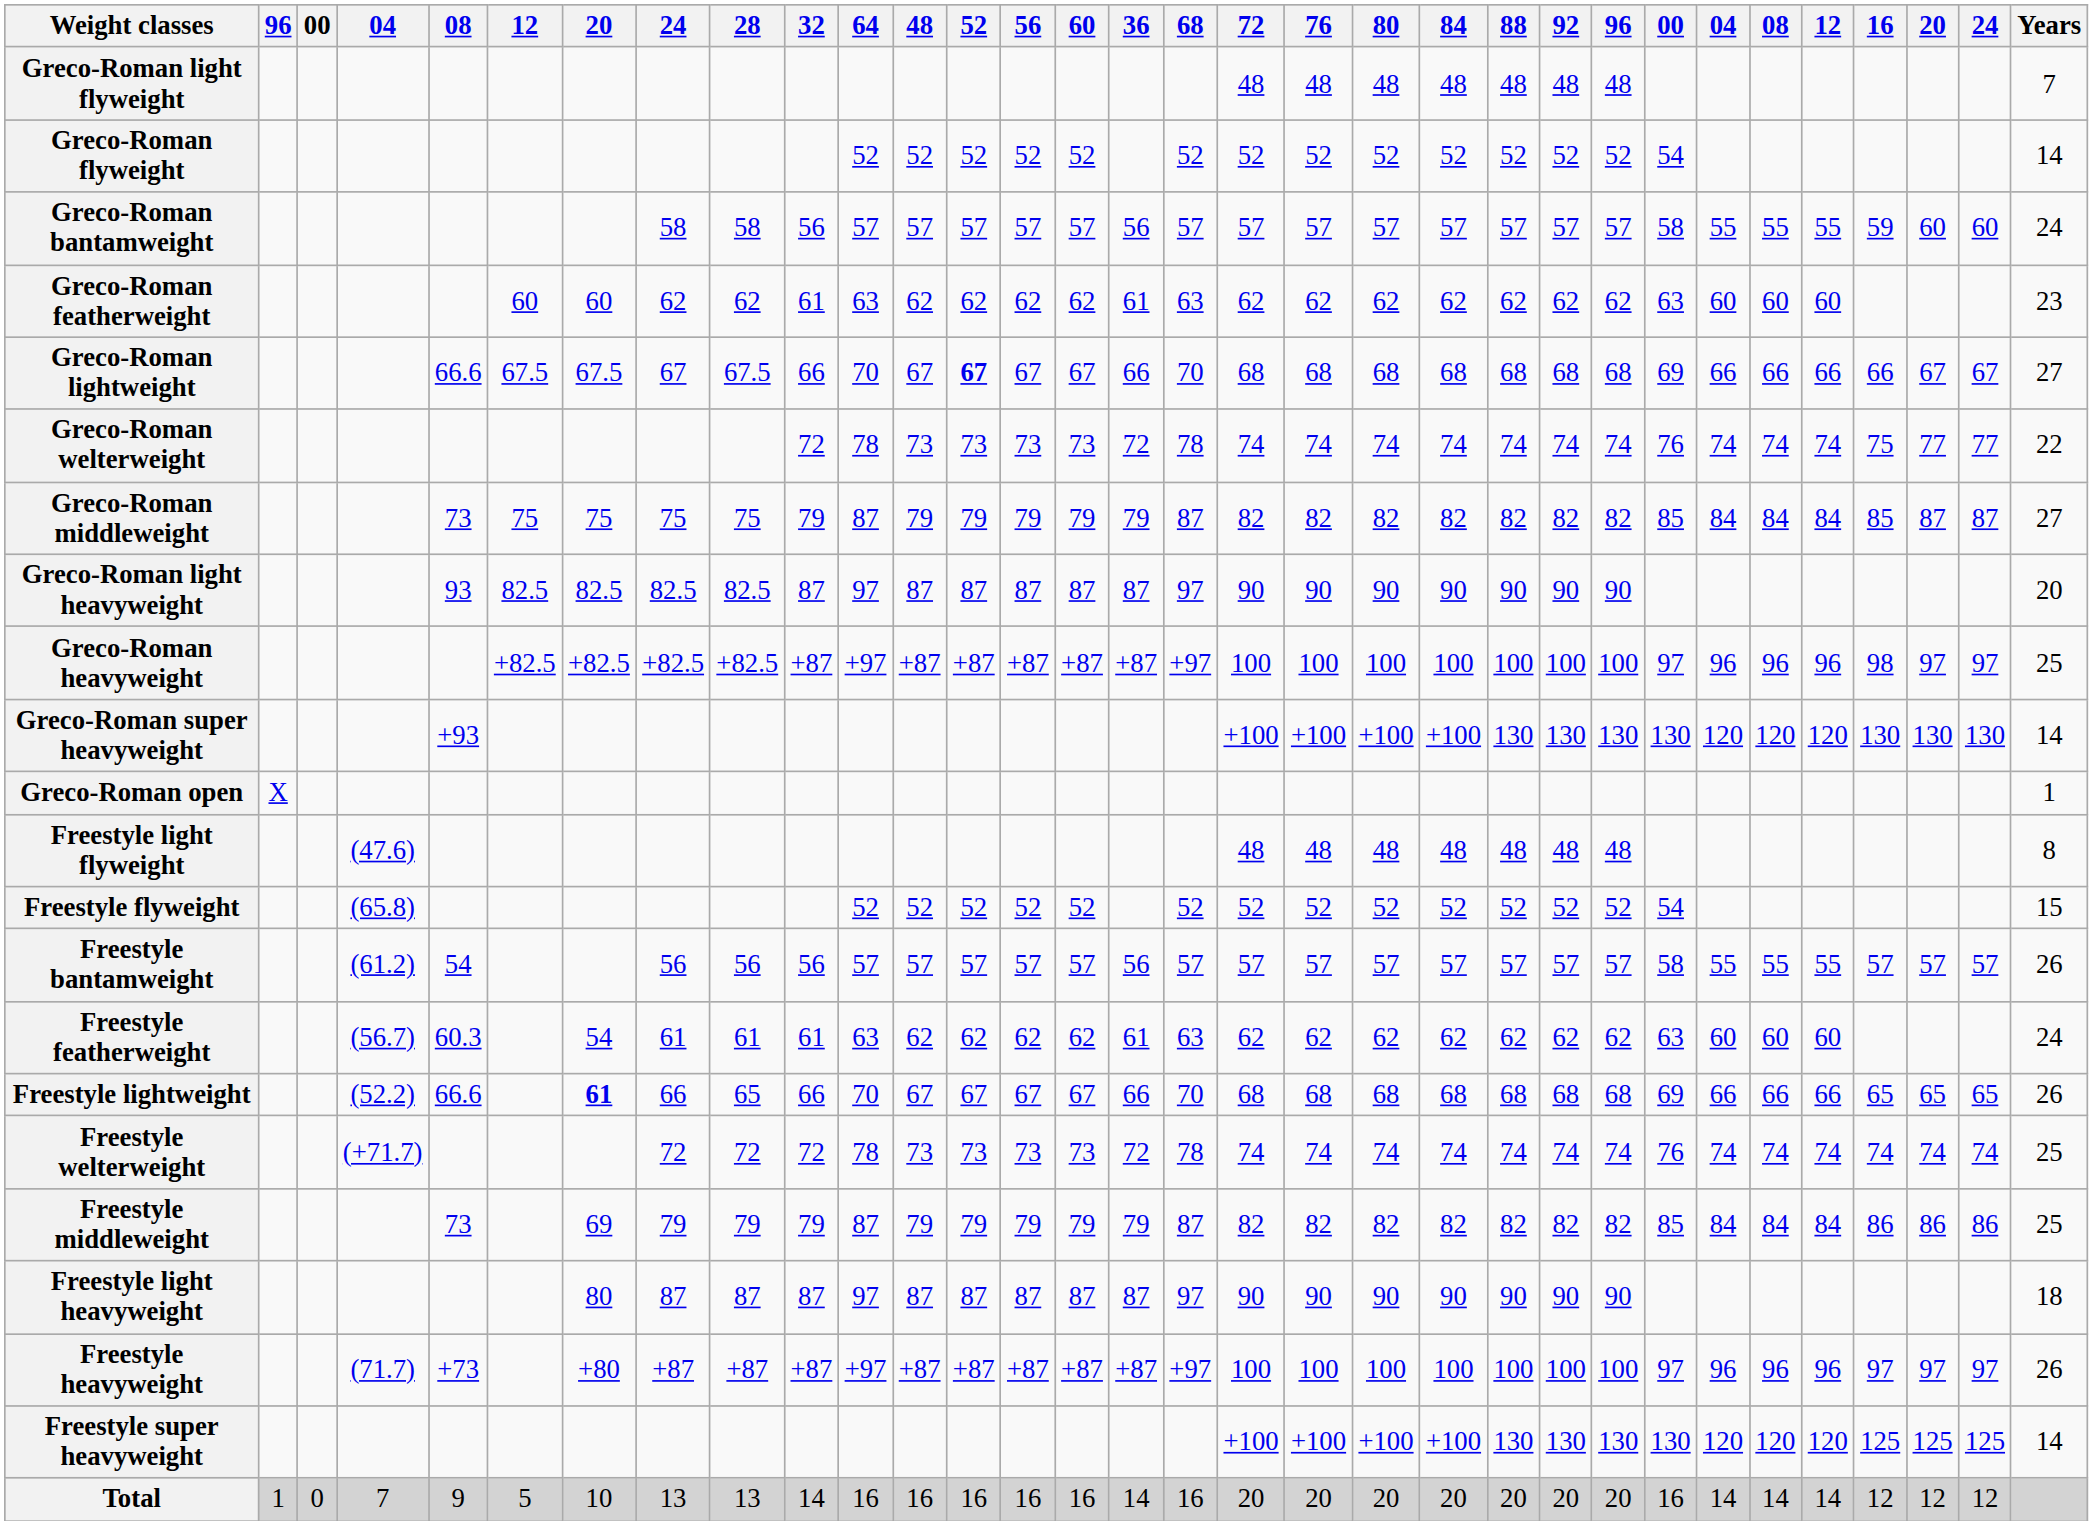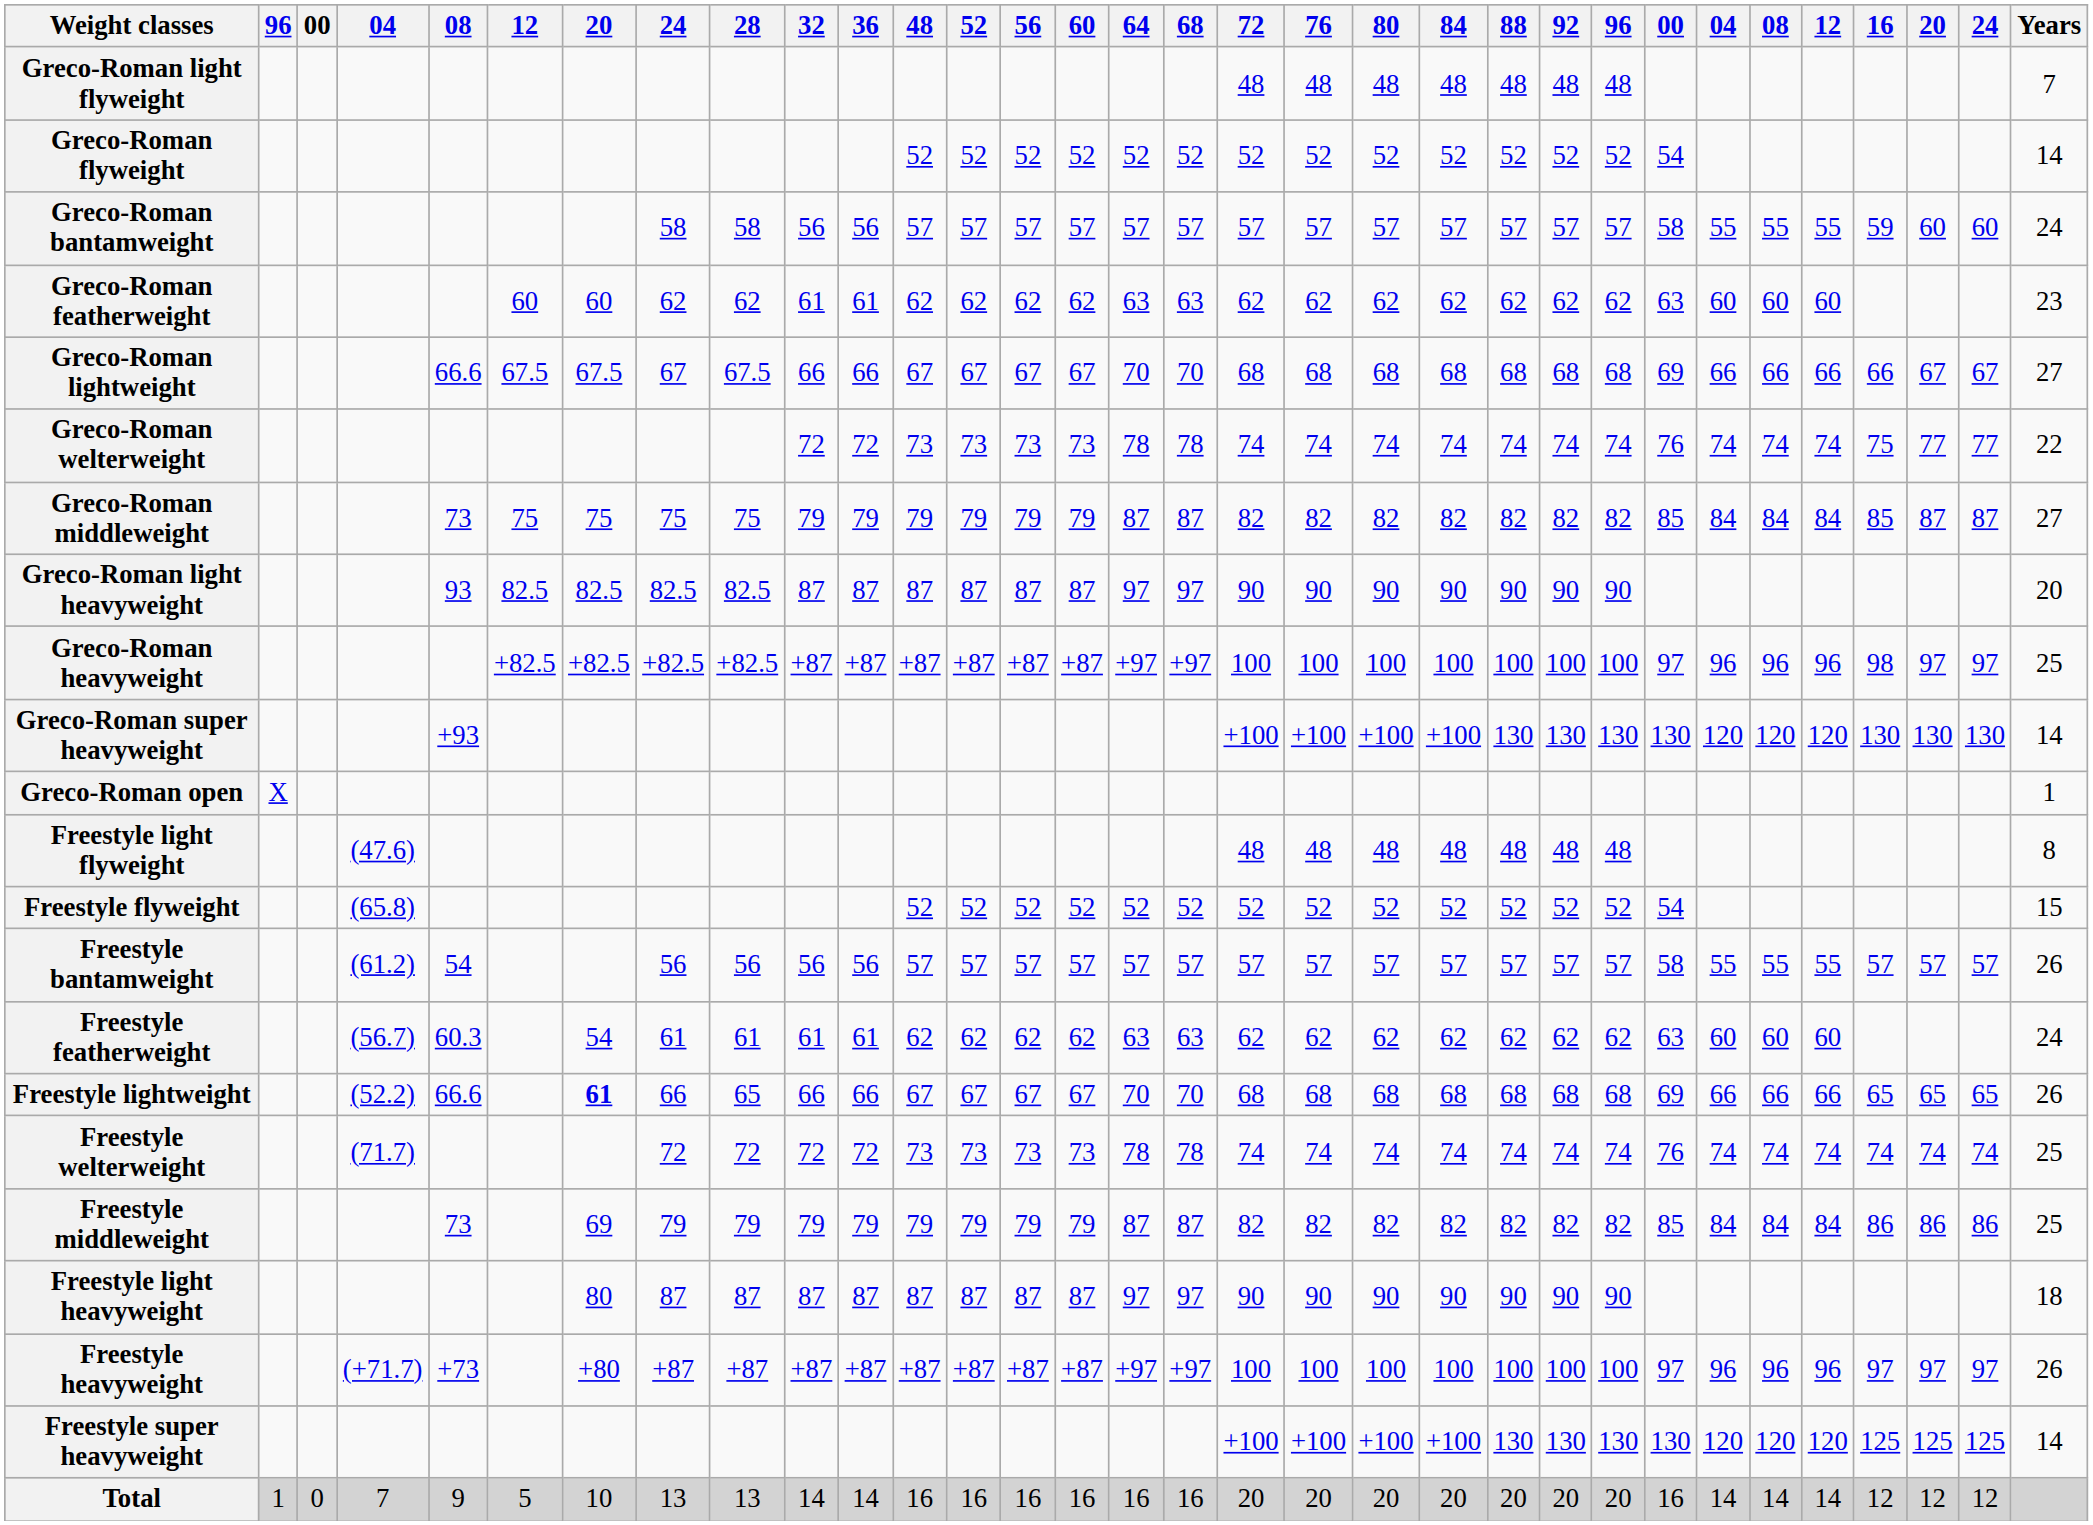columns swapped: (1136, 25) <-> (866, 25)
(974, 372) bold -> (974, 372) normal
(383, 1151) (+71.7) -> (383, 1151) (71.7)
(383, 1369) (71.7) -> (383, 1369) (+71.7)
